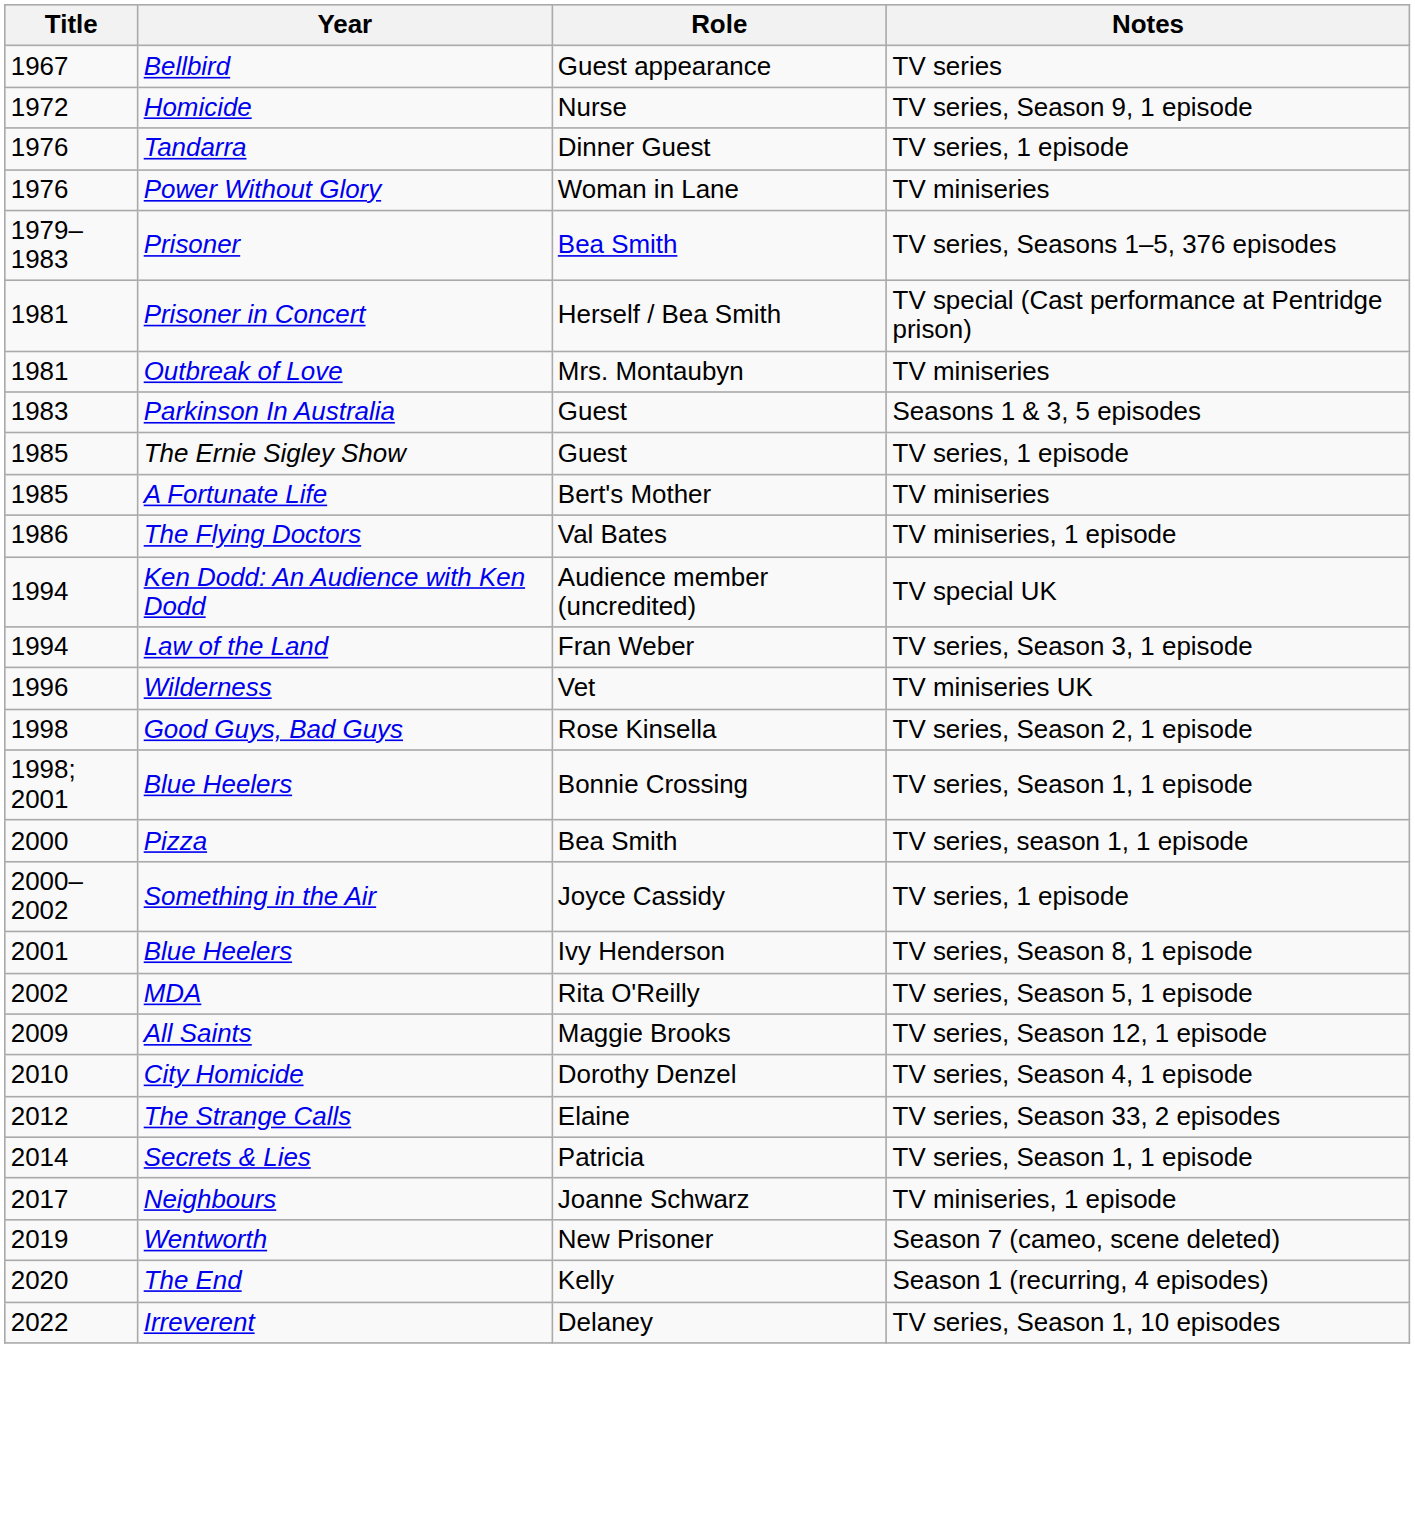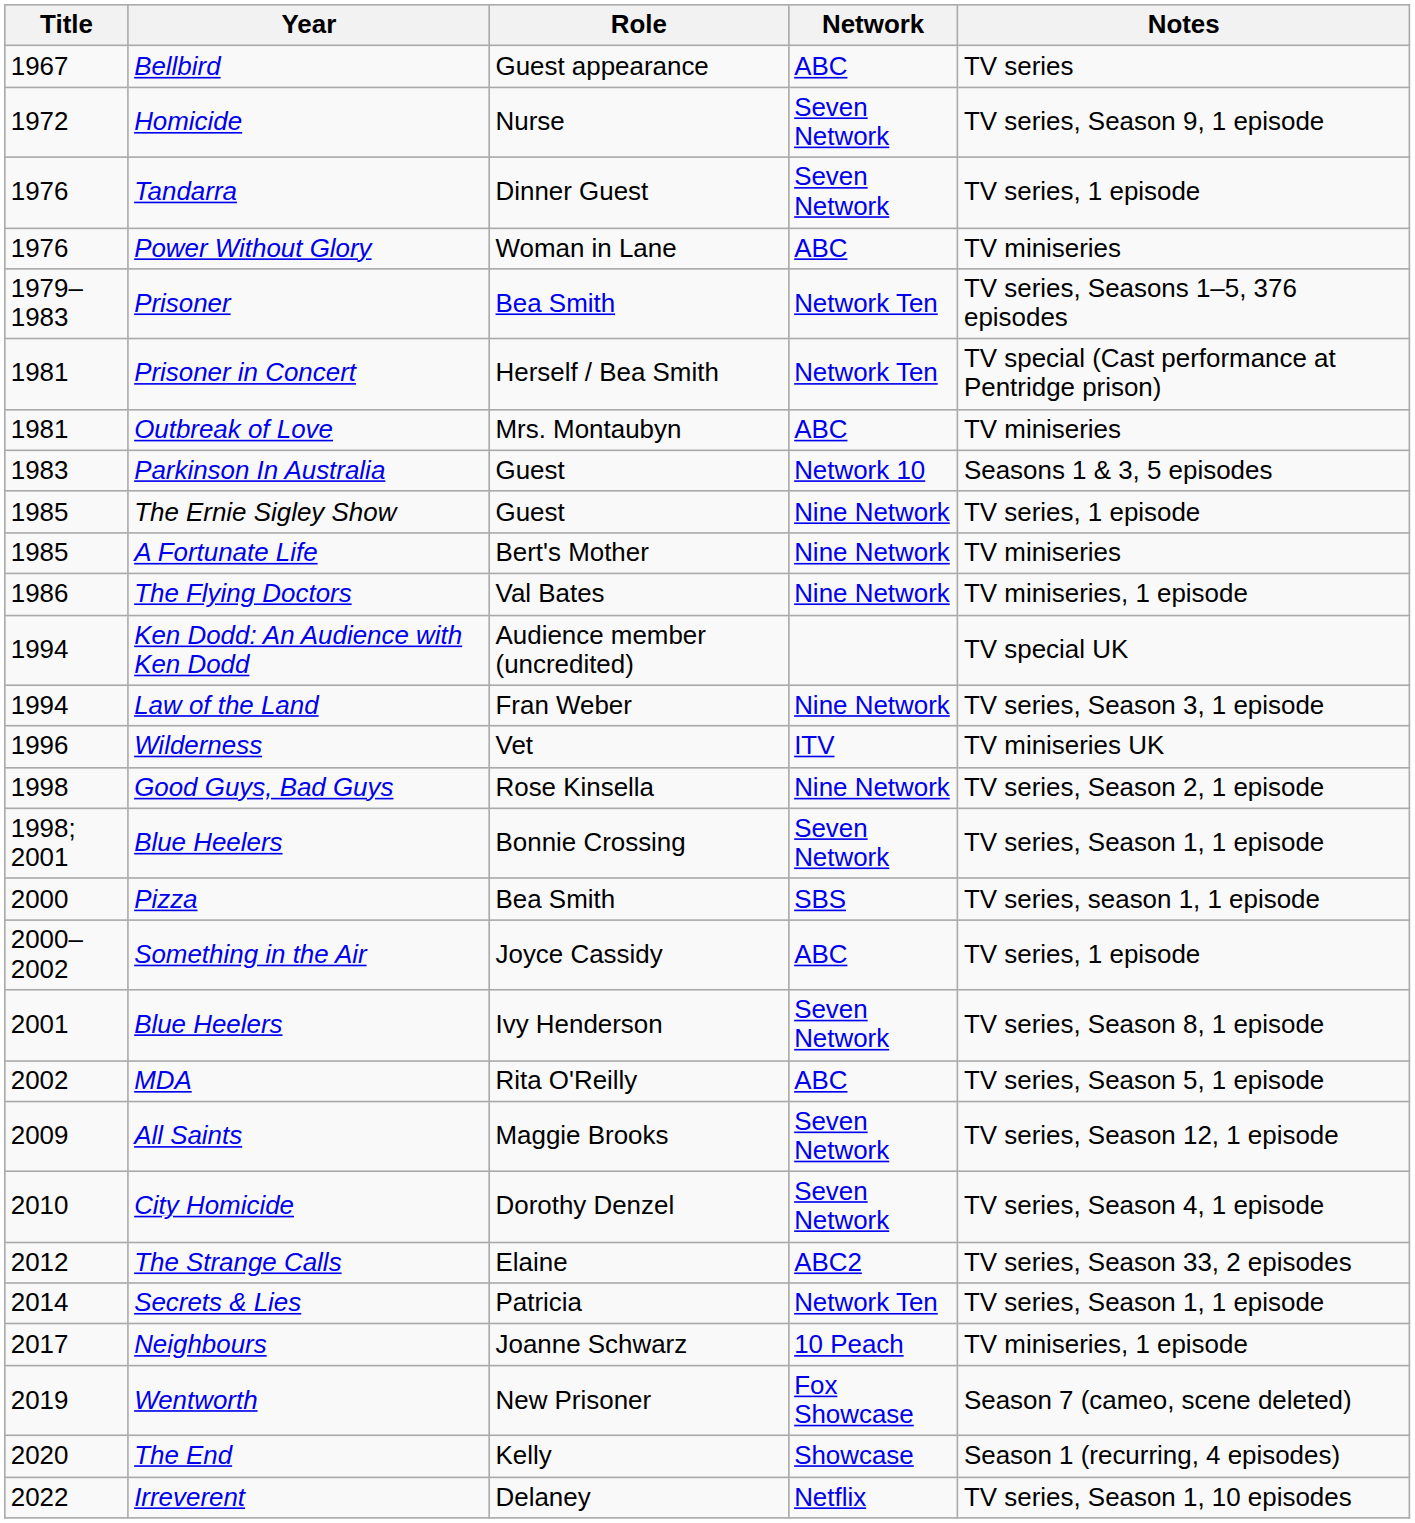+ column: (873, 25)
